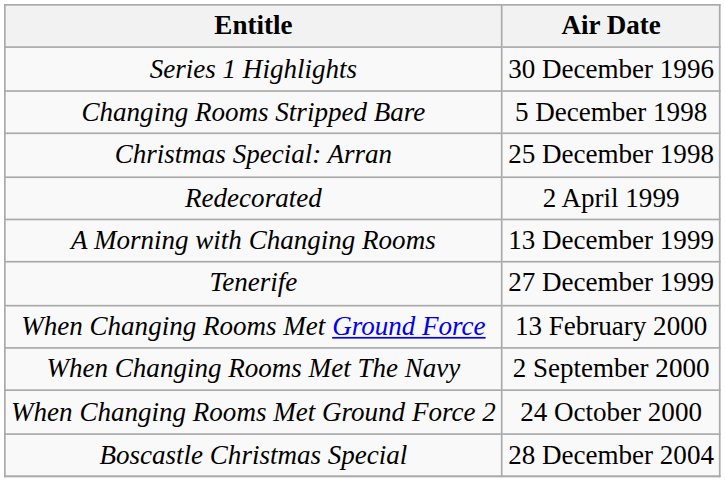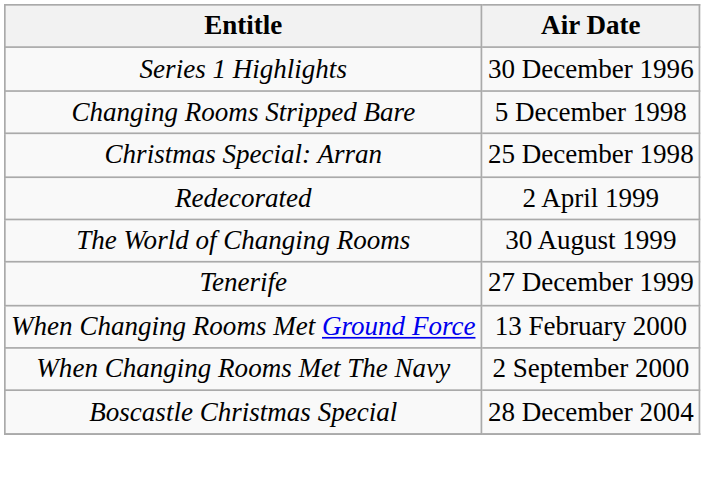+ row: (243, 240)
- row: (253, 240)
- row: (253, 411)
